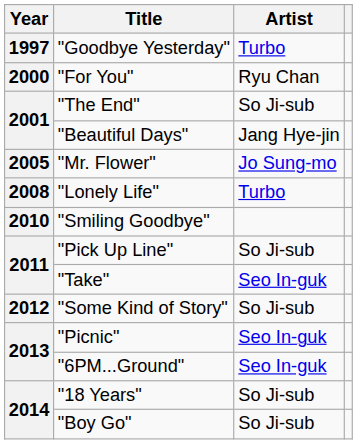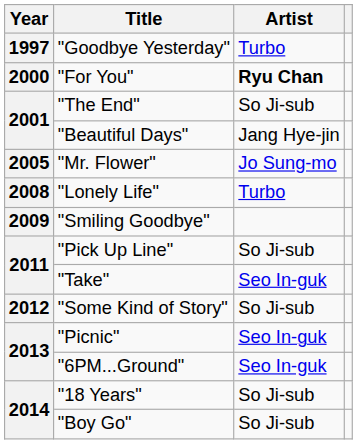(279, 76) normal -> (281, 76) bold
(29, 221) 2010 -> (29, 221) 2009
